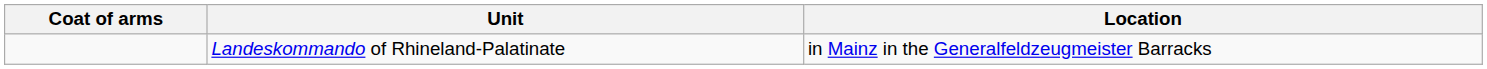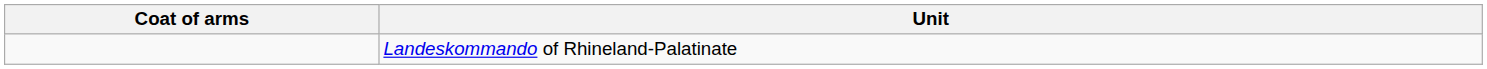- column: (1143, 19)
